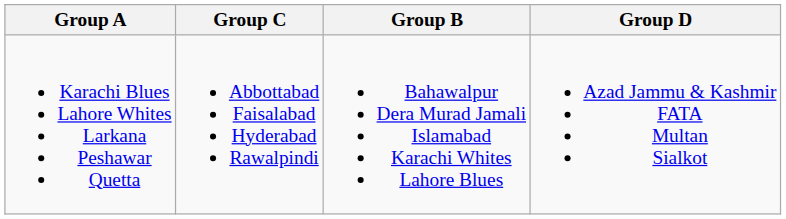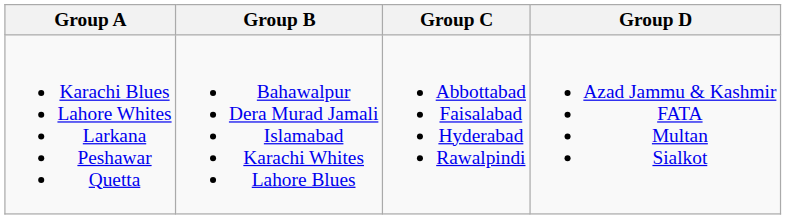columns swapped: (427, 19) <-> (250, 19)
